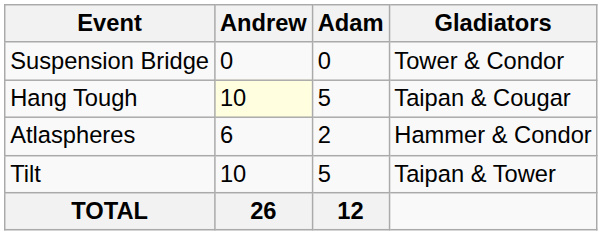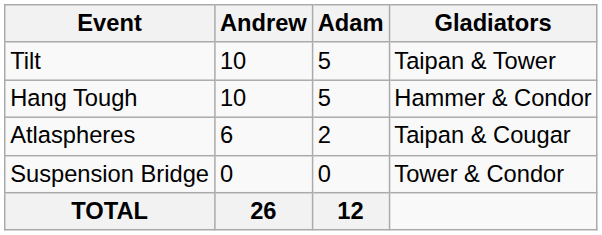rows swapped: (110, 60) <-> (26, 173)
(233, 98) lightyellow background -> (233, 98) no background
(483, 98) Taipan & Cougar -> (493, 98) Hammer & Condor
(493, 135) Hammer & Condor -> (483, 135) Taipan & Cougar
